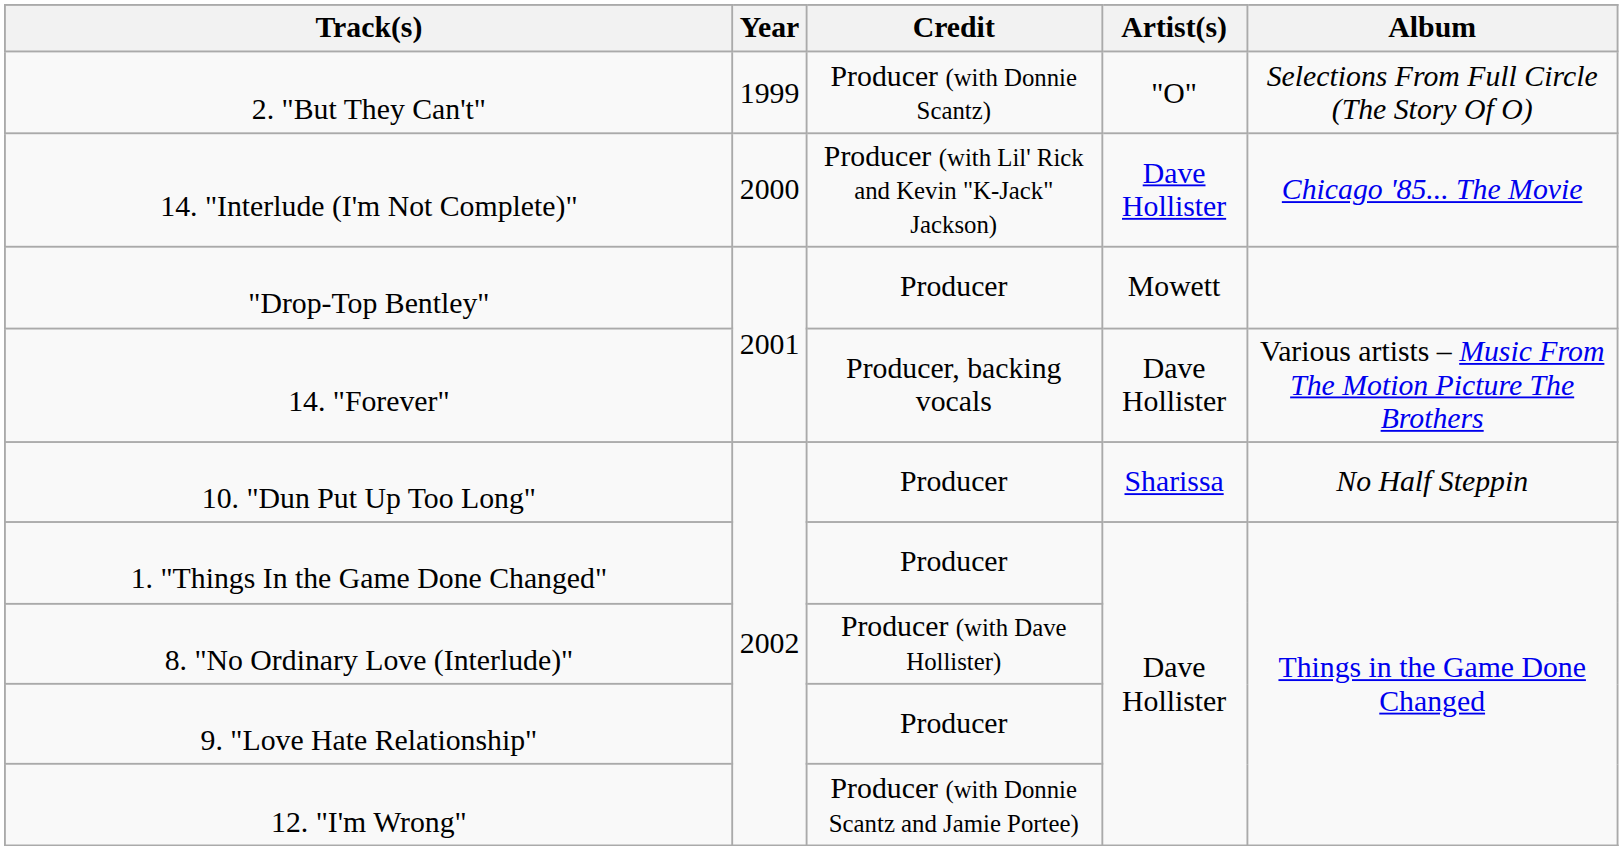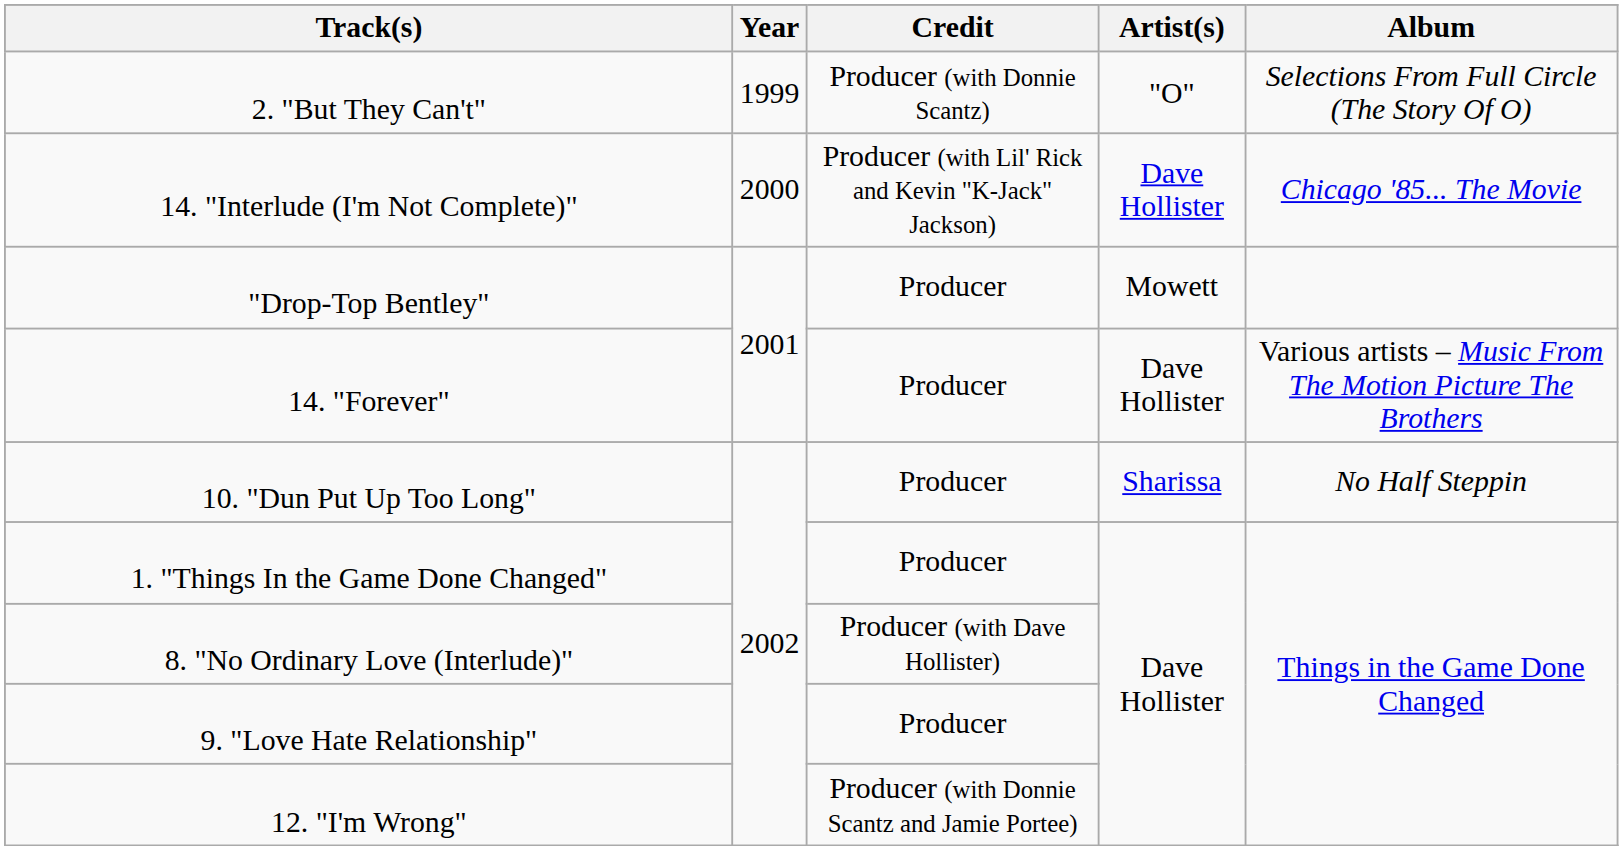(954, 384) Producer, backing vocals -> (953, 384) Producer
